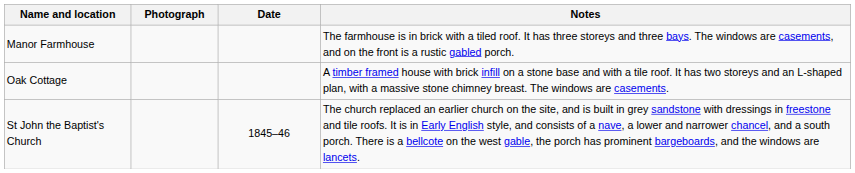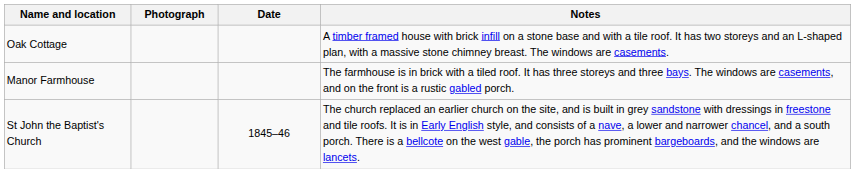rows swapped: (37, 81) <-> (51, 44)
